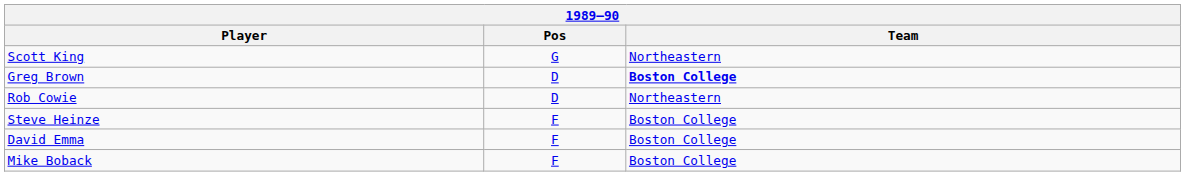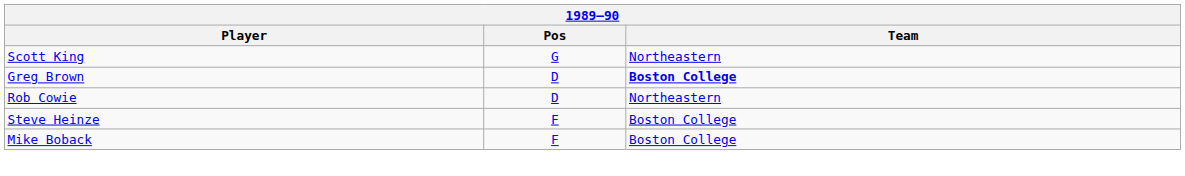- row: (46, 139)
